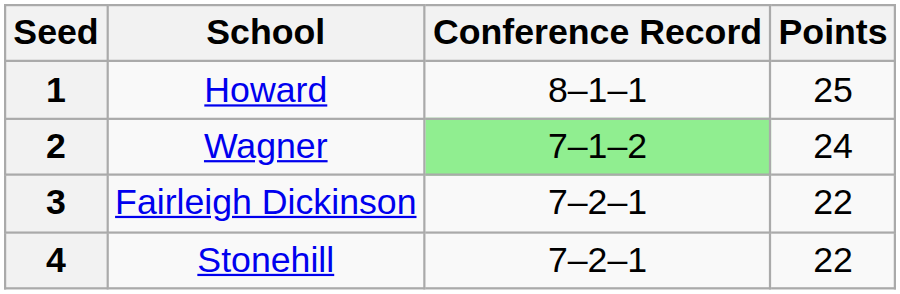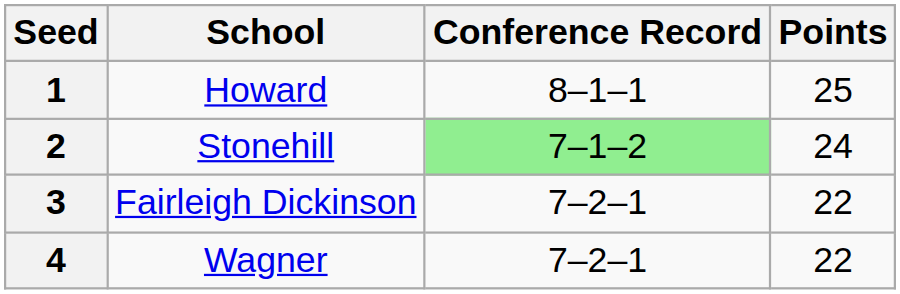(266, 145) Wagner -> (266, 145) Stonehill
(266, 259) Stonehill -> (266, 259) Wagner
